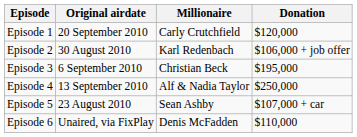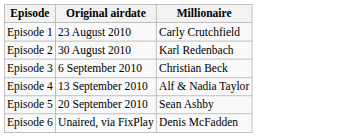- column: (302, 13)
(103, 31) 20 September 2010 -> (95, 31) 23 August 2010
(95, 104) 23 August 2010 -> (103, 104) 20 September 2010
